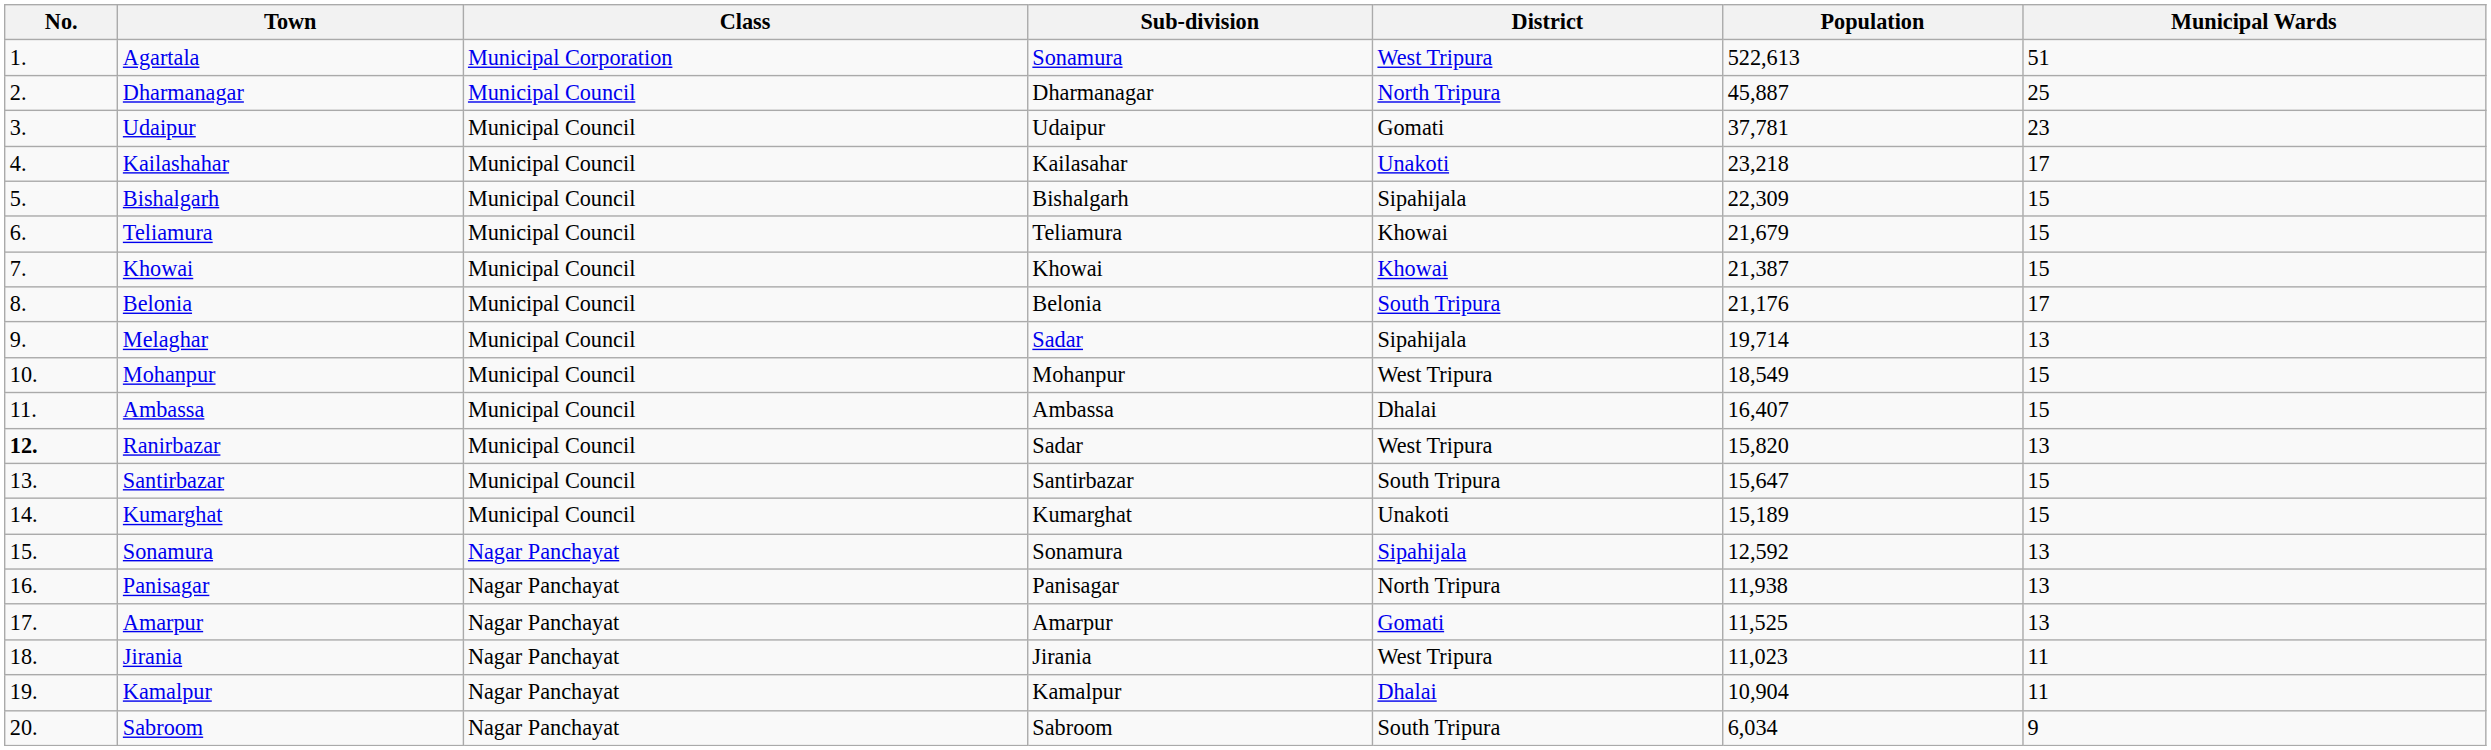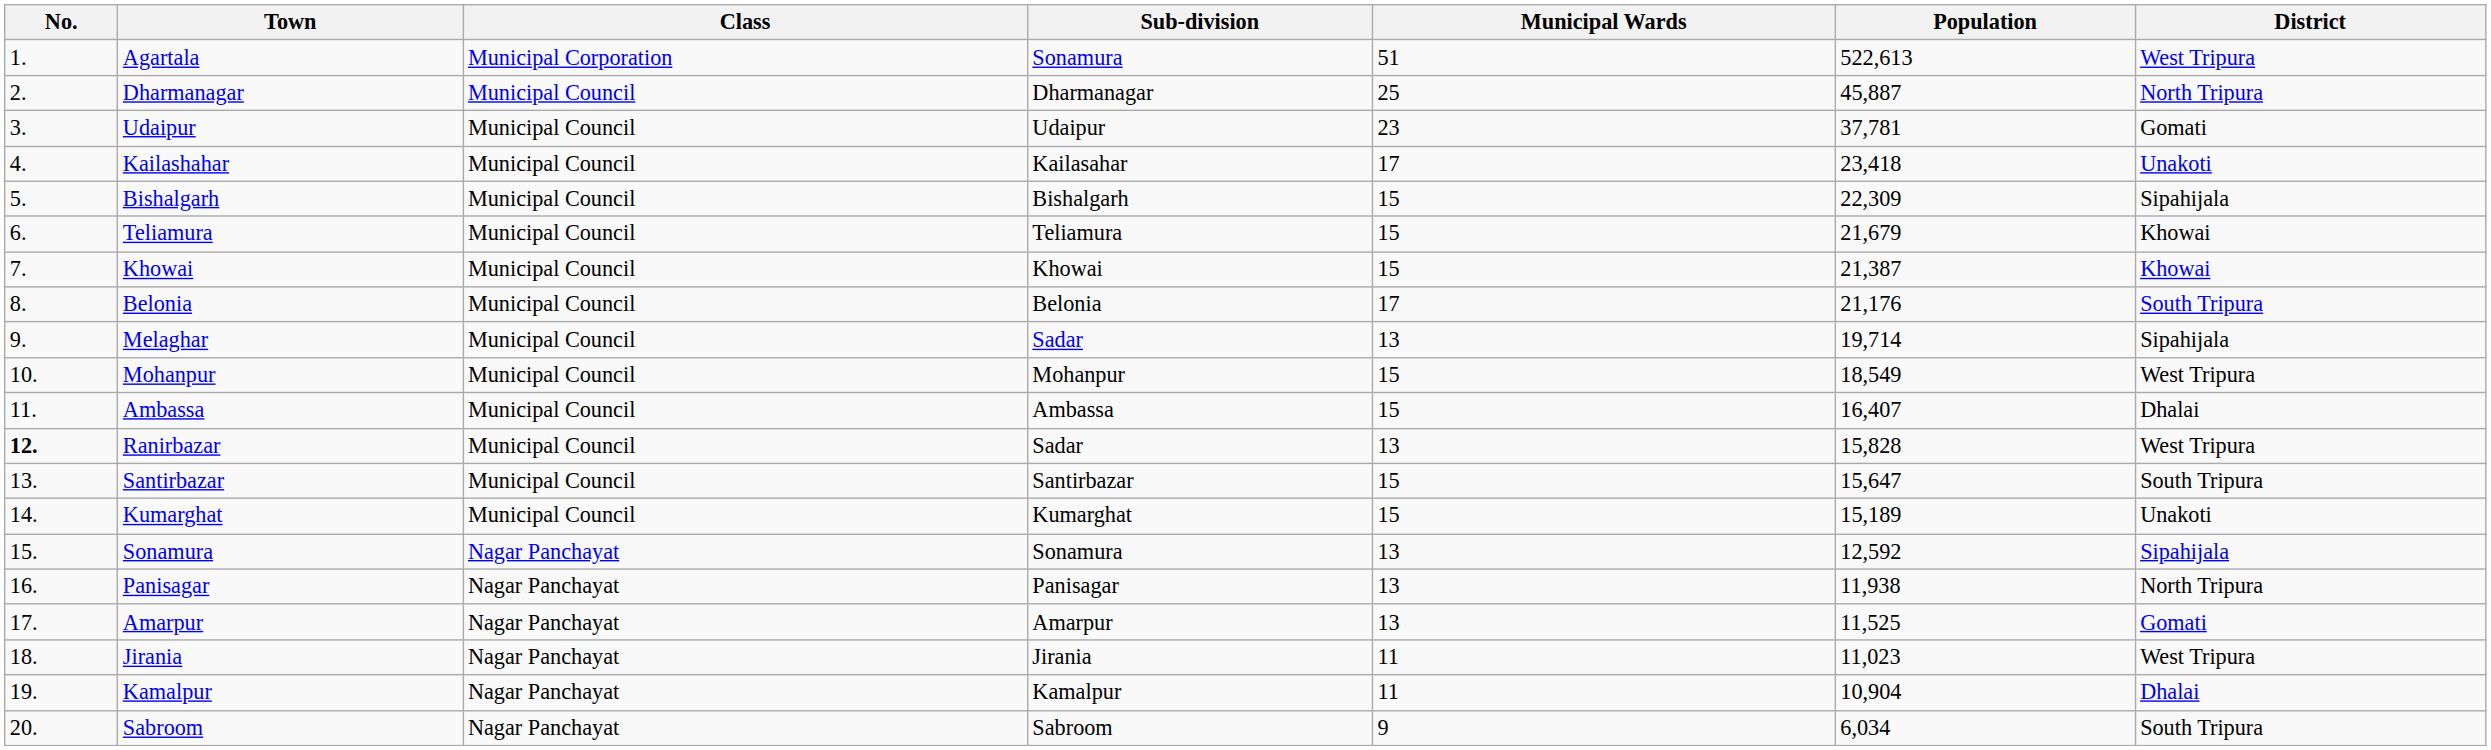columns swapped: (1547, 22) <-> (2254, 22)
(1758, 163) 23,218 -> (1871, 163) 23,418
(1758, 445) 15,820 -> (1871, 445) 15,828
